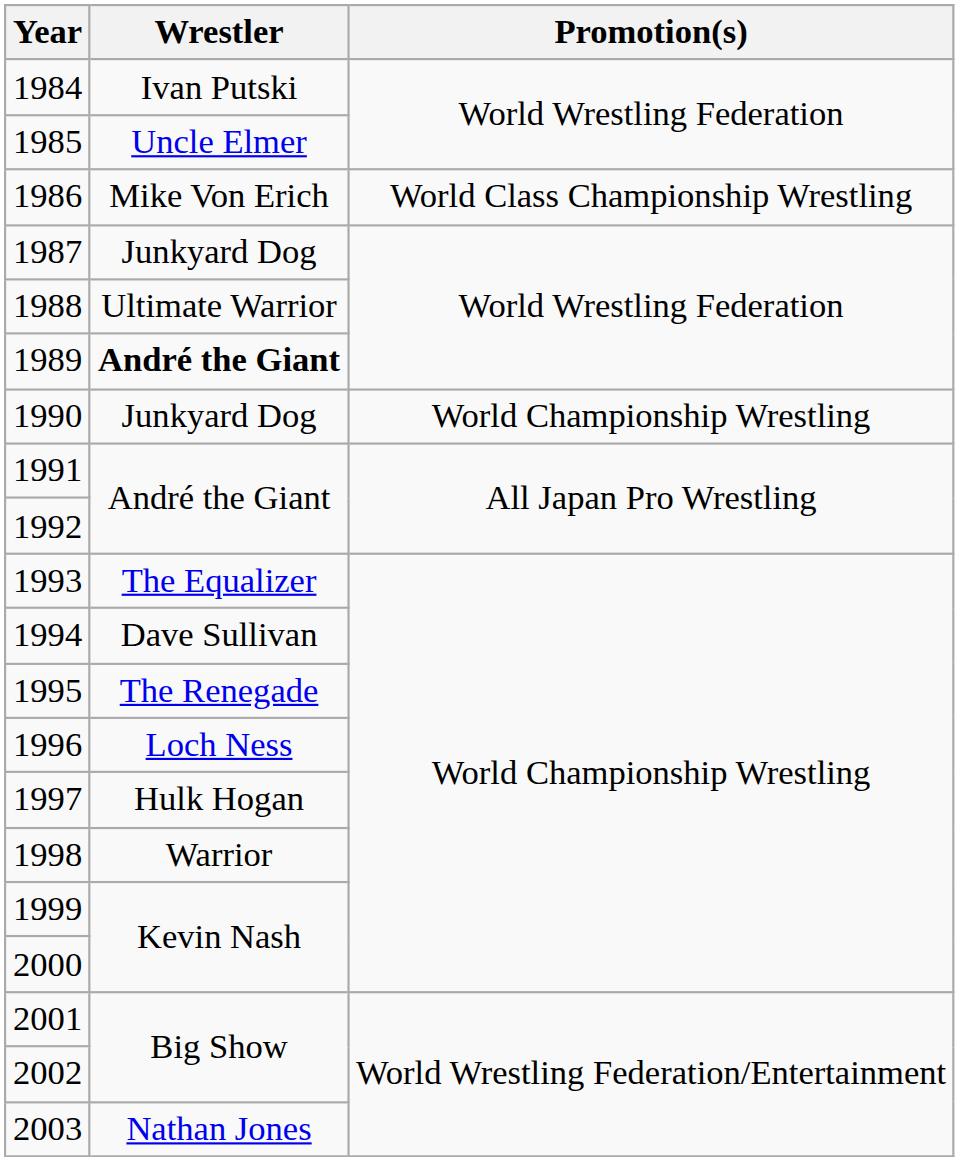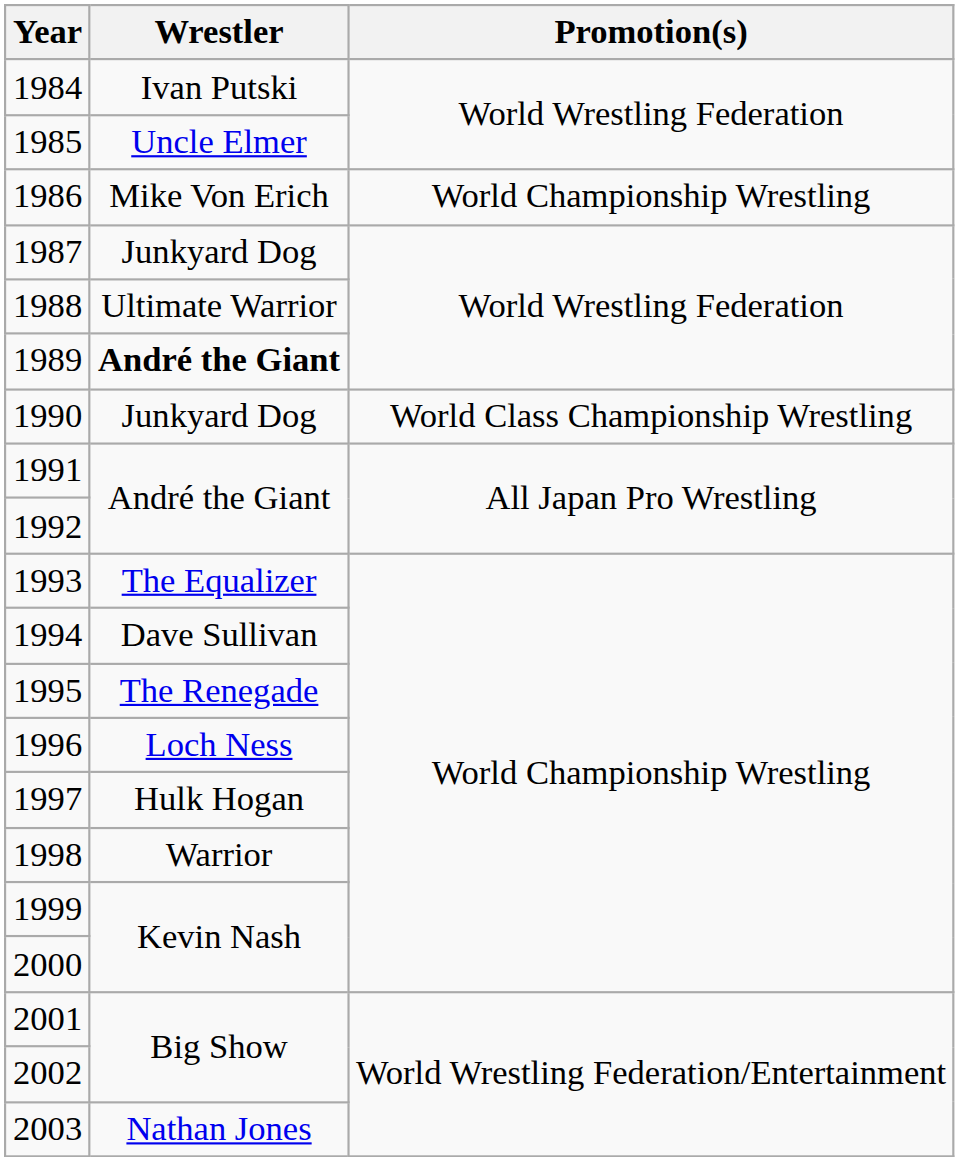(651, 196) World Class Championship Wrestling -> (651, 196) World Championship Wrestling
(651, 415) World Championship Wrestling -> (651, 415) World Class Championship Wrestling
